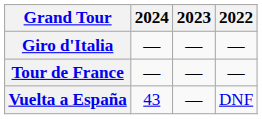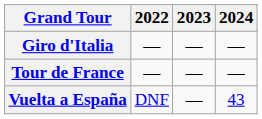columns swapped: (236, 18) <-> (152, 18)
